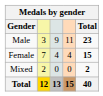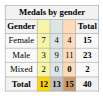rows swapped: (21, 41) <-> (21, 55)
(69, 69) normal -> (69, 69) bold
